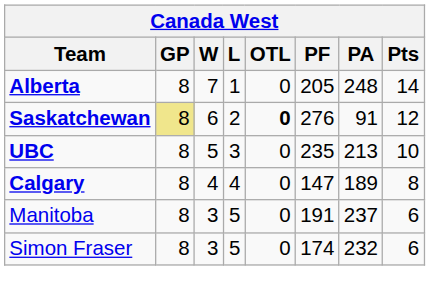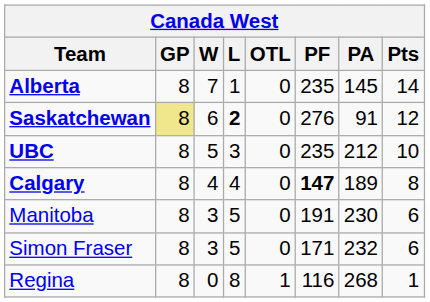(317, 86) 205 -> (317, 86) 235
(361, 86) 248 -> (361, 86) 145
(235, 118) normal -> (235, 118) bold
(285, 118) bold -> (285, 118) normal
(361, 151) 213 -> (361, 151) 212
(317, 183) normal -> (317, 183) bold
(361, 216) 237 -> (361, 216) 230
(317, 248) 174 -> (317, 248) 171
+ row: (42, 281)
